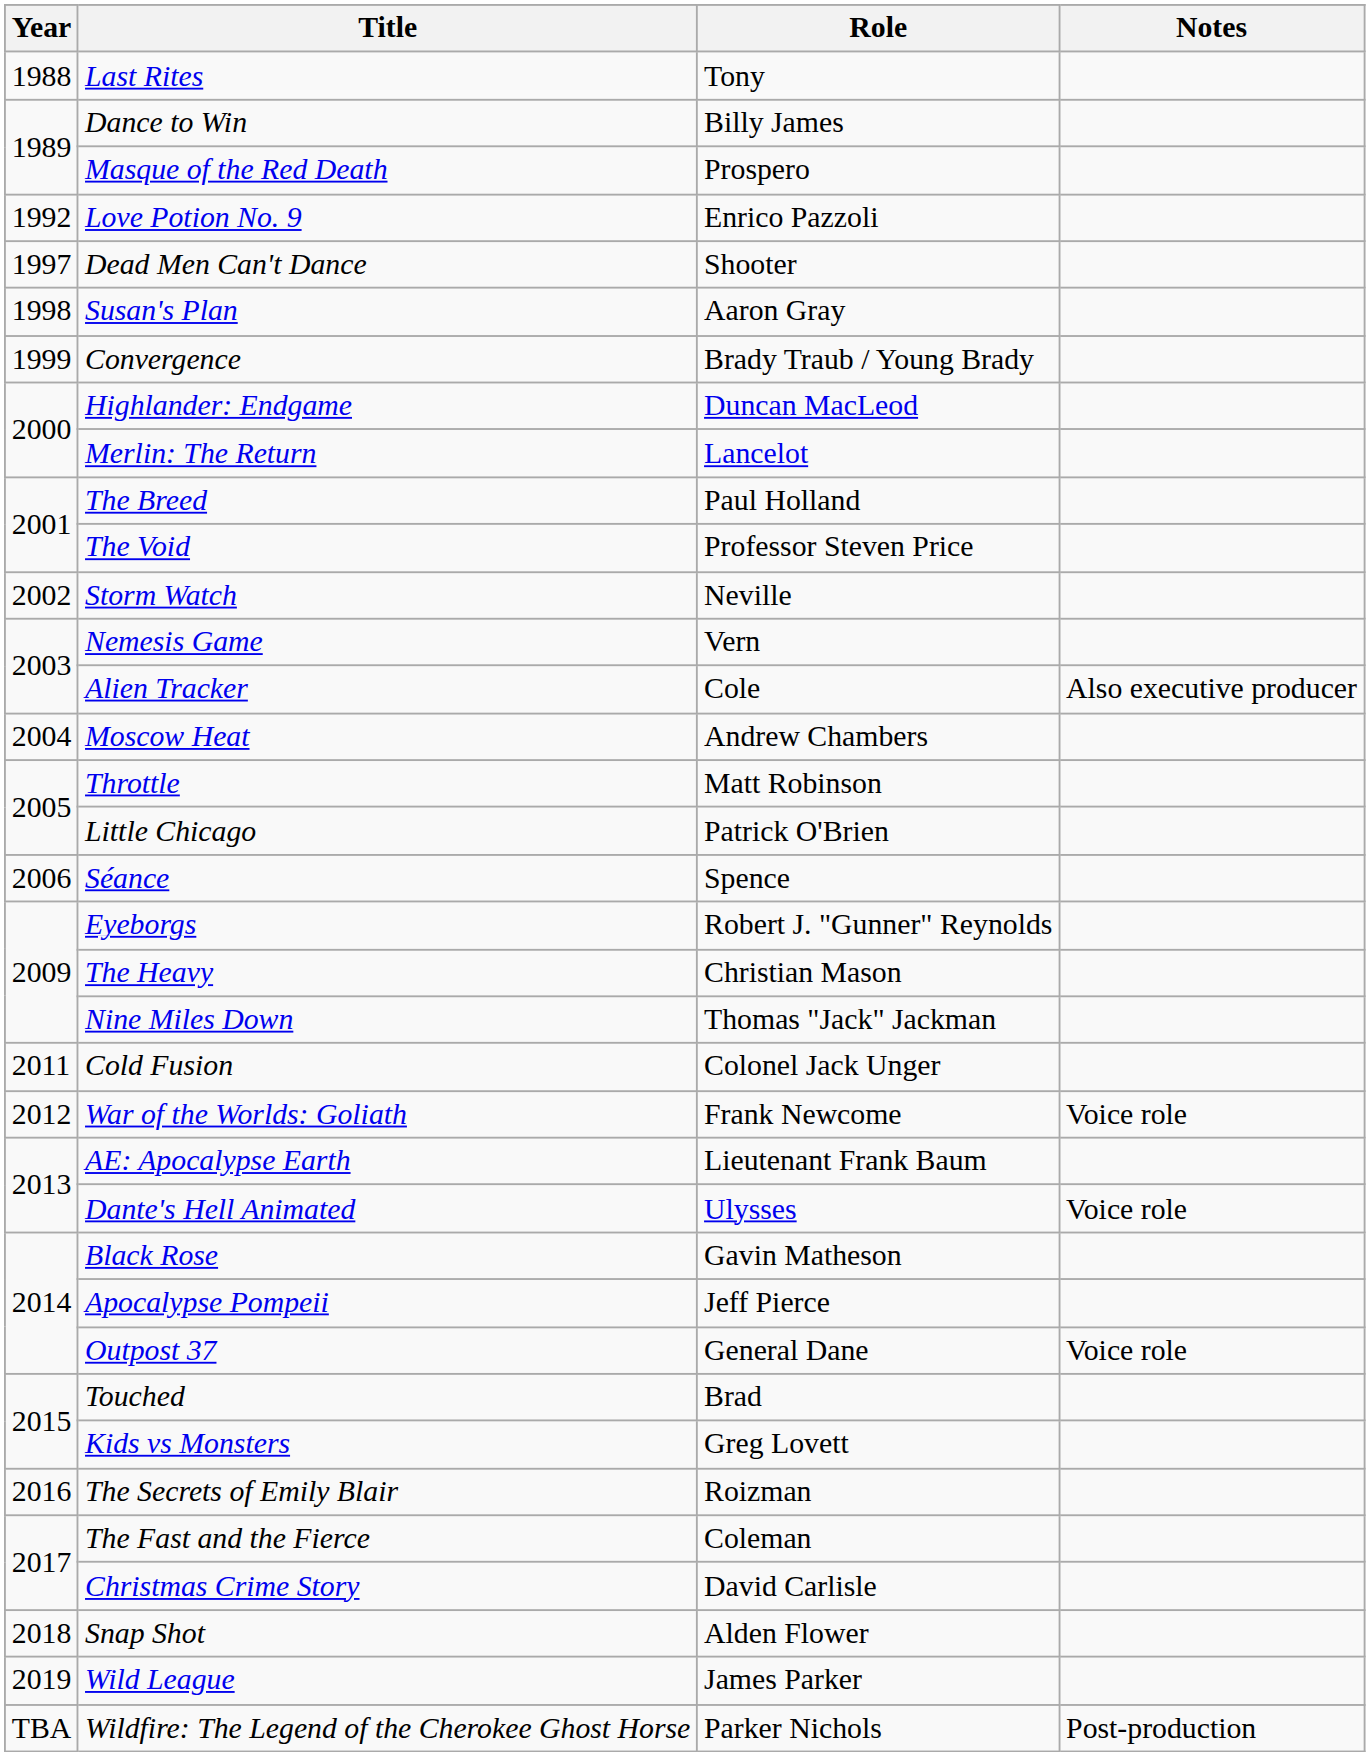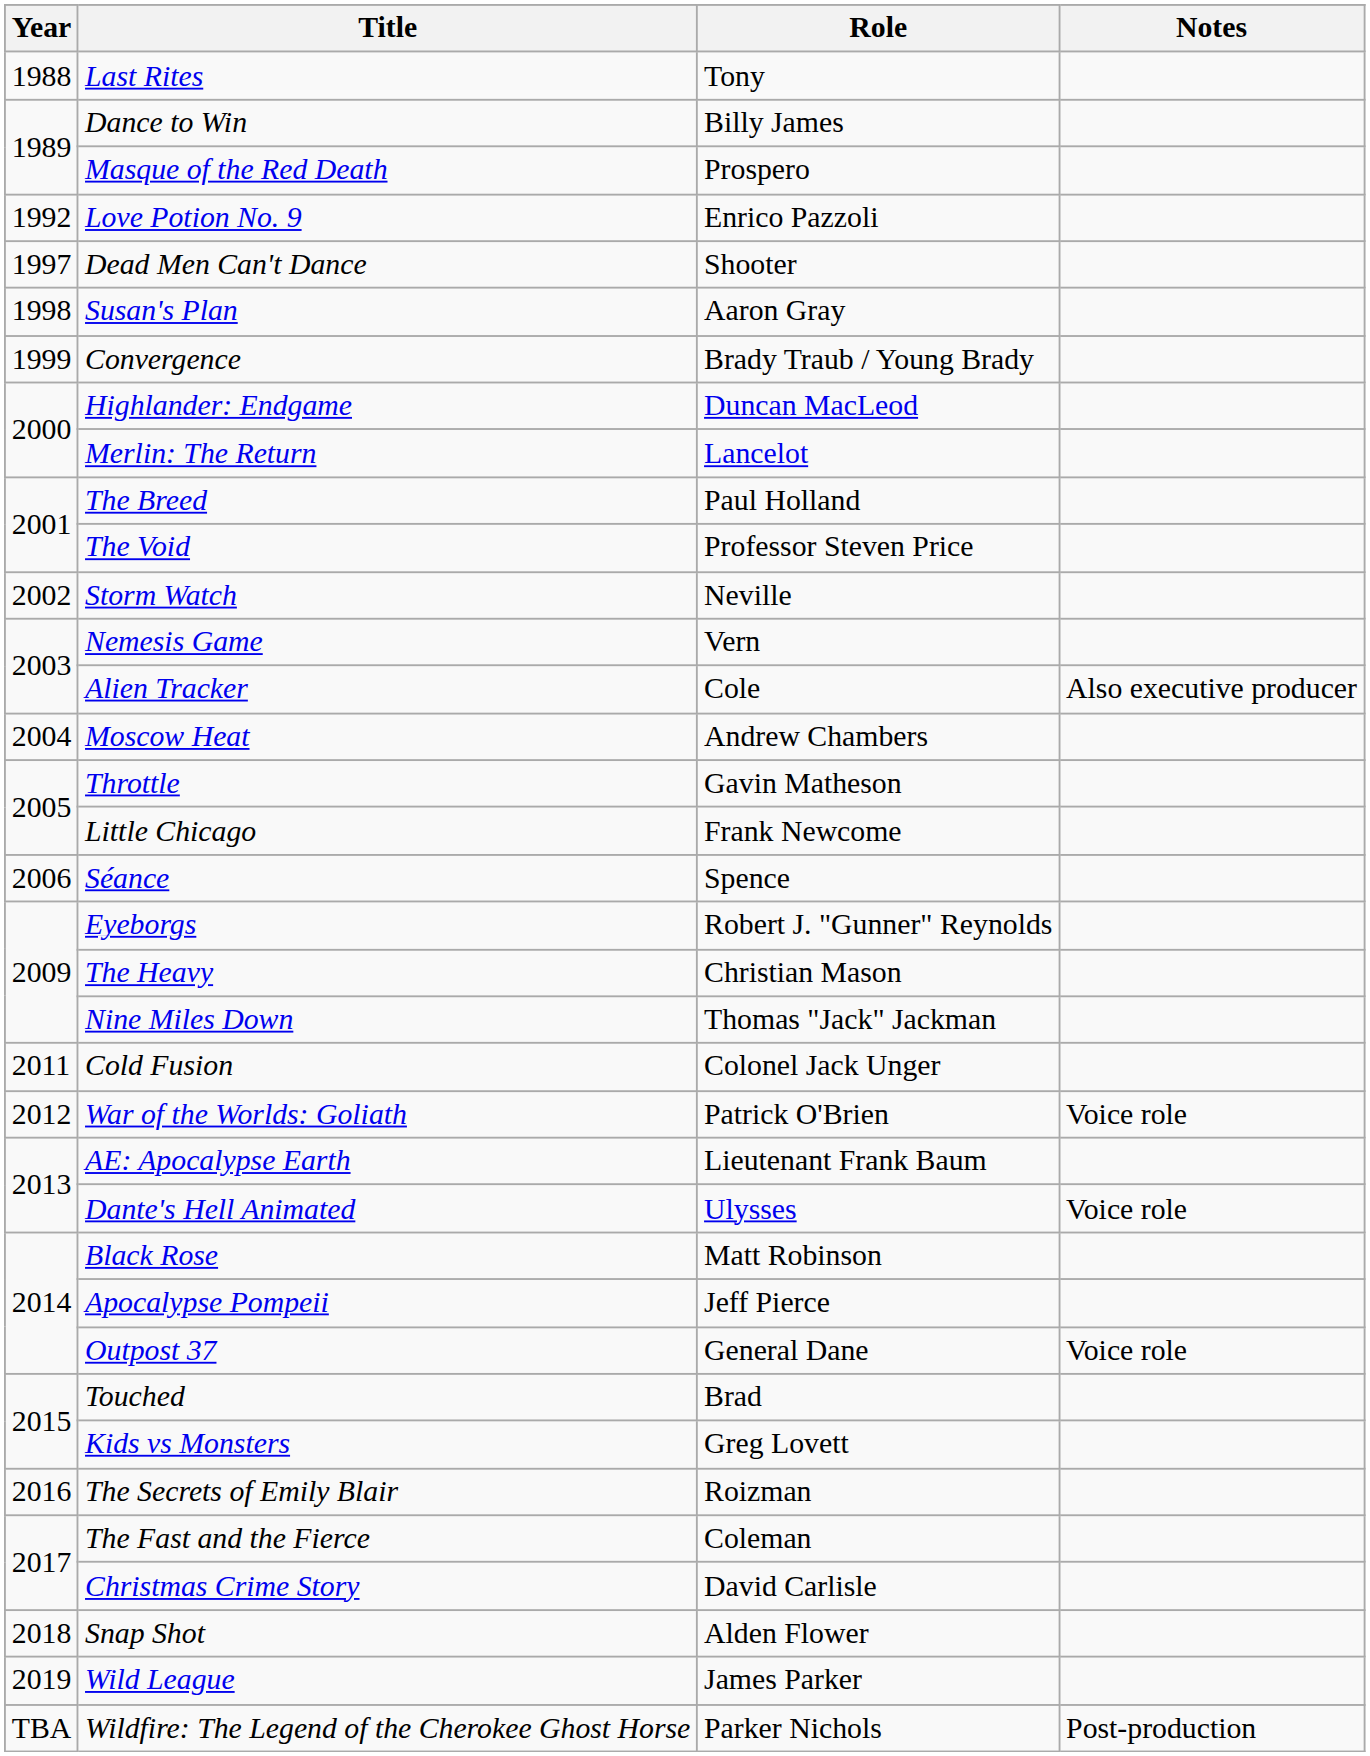(793, 783) Matt Robinson -> (803, 783) Gavin Matheson
(796, 830) Patrick O'Brien -> (803, 830) Frank Newcome
(803, 1113) Frank Newcome -> (796, 1113) Patrick O'Brien
(803, 1255) Gavin Matheson -> (793, 1255) Matt Robinson
